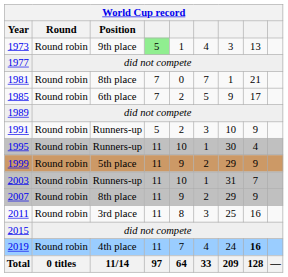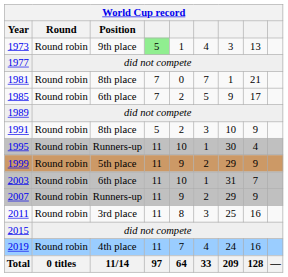(117, 130) Runners-up -> (117, 130) 8th place
(117, 180) Runners-up -> (117, 180) 6th place
(117, 197) 8th place -> (117, 197) Runners-up
(255, 247) bold -> (255, 247) normal
